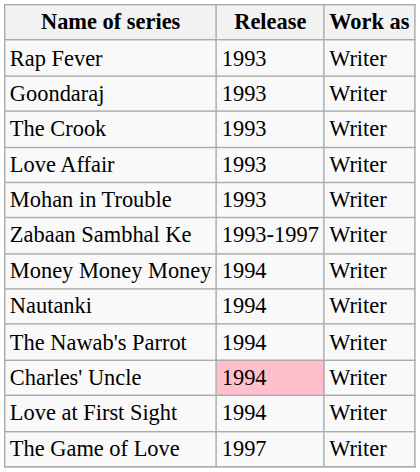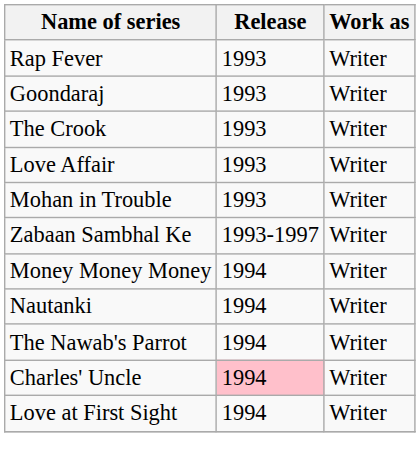- row: (95, 448)
